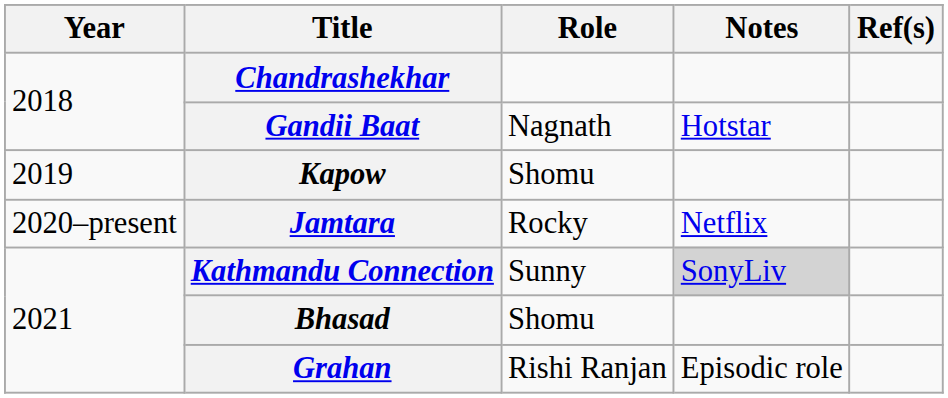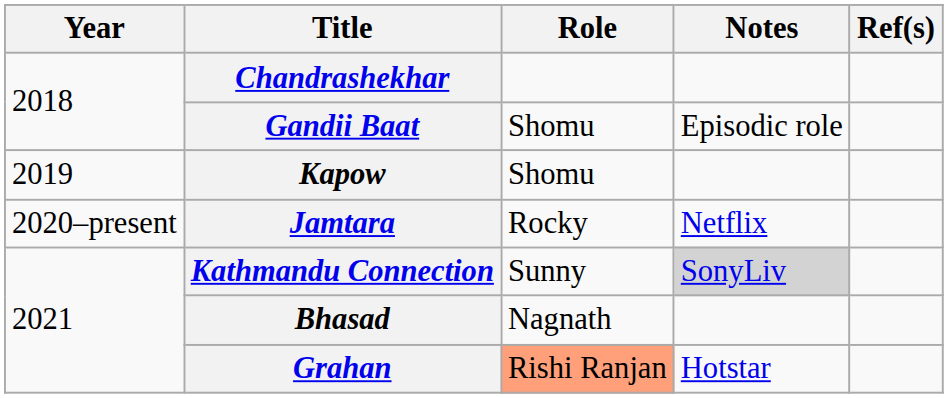(560, 125) Nagnath -> (551, 125) Shomu
(726, 125) Hotstar -> (762, 125) Episodic role
(551, 319) Shomu -> (560, 319) Nagnath
(587, 367) no background -> (587, 367) lightsalmon background
(762, 367) Episodic role -> (726, 367) Hotstar
